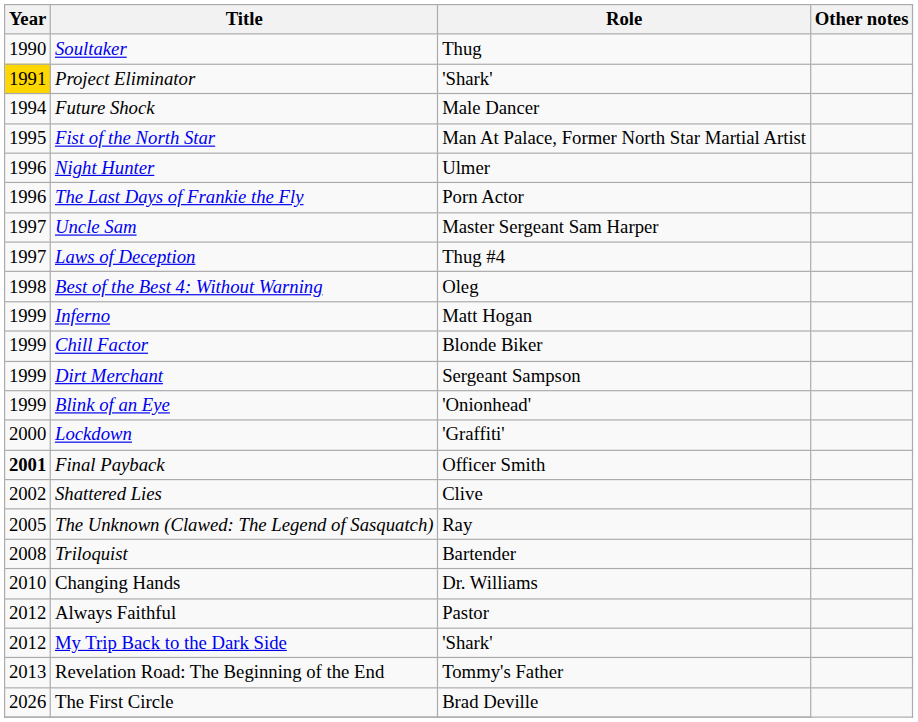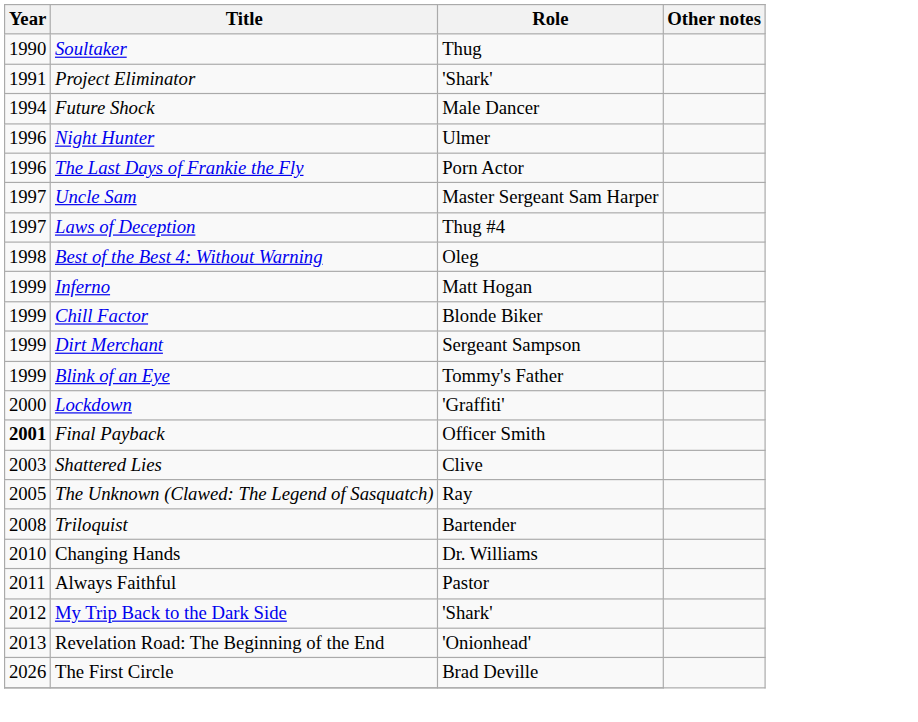(28, 78) gold background -> (28, 78) no background
- row: (135, 138)
(487, 405) 'Onionhead' -> (503, 375) Tommy's Father
(28, 494) 2002 -> (28, 464) 2003
(28, 613) 2012 -> (27, 583) 2011
(503, 672) Tommy's Father -> (487, 642) 'Onionhead'
